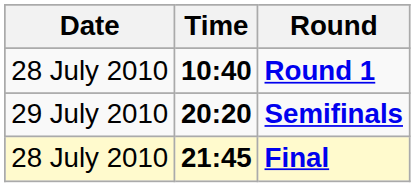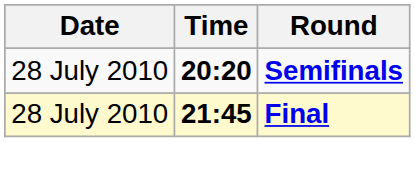- row: (320, 70)
(90, 114) 29 July 2010 -> (90, 70) 28 July 2010
